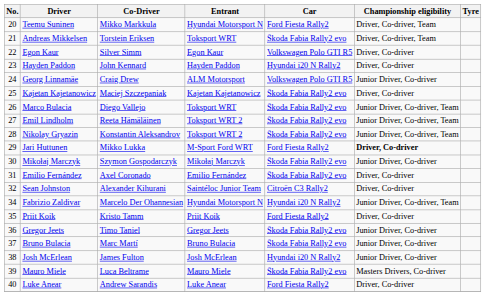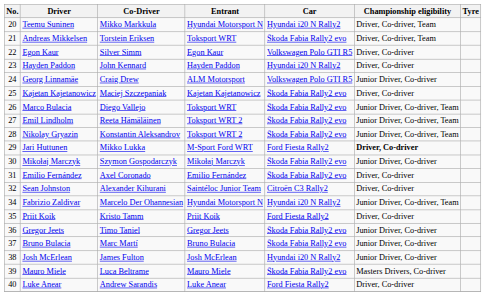(298, 24) Ford Fiesta Rally2 -> (304, 24) Hyundai i20 N Rally2
